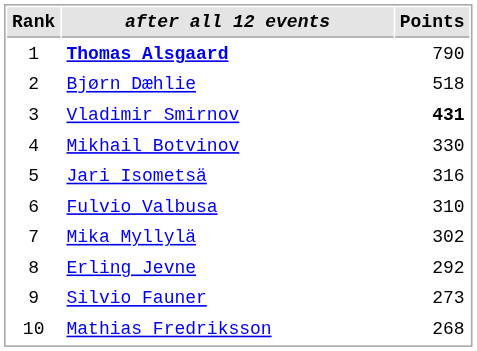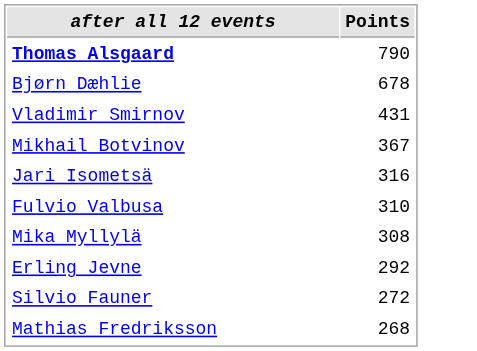- column: (34, 22)
(448, 85) 518 -> (394, 85) 678
(448, 115) bold -> (394, 115) normal
(448, 146) 330 -> (394, 146) 367
(448, 237) 302 -> (394, 237) 308
(448, 299) 273 -> (394, 299) 272
